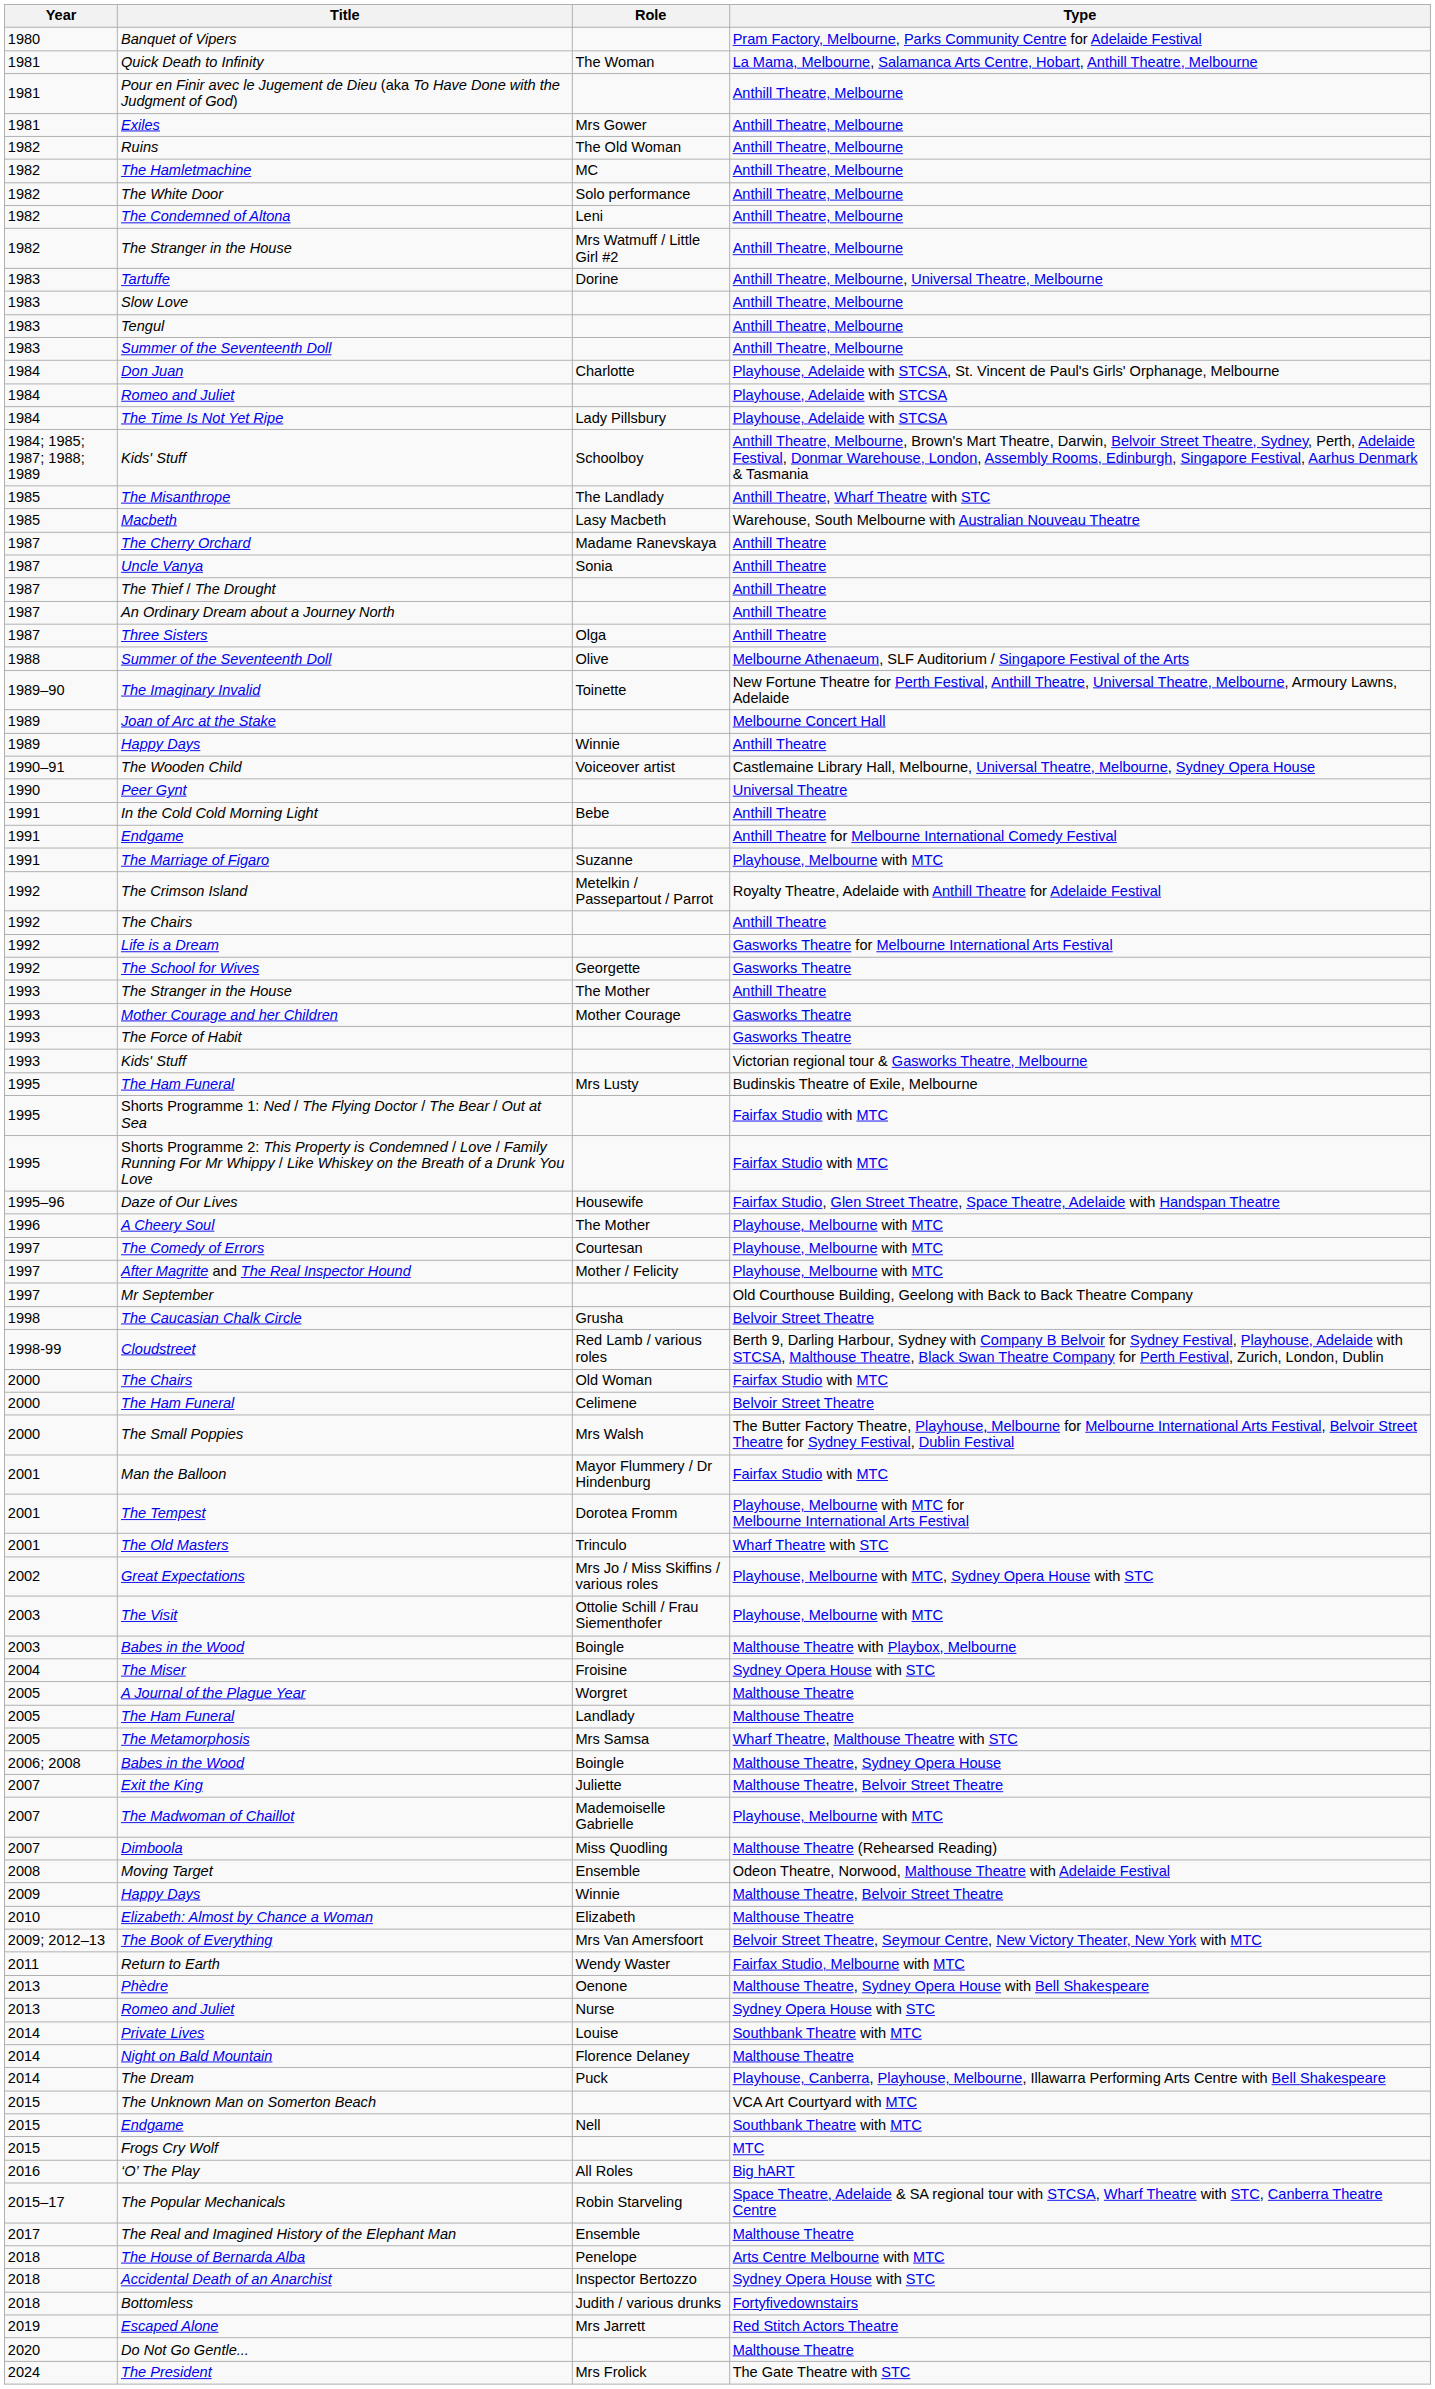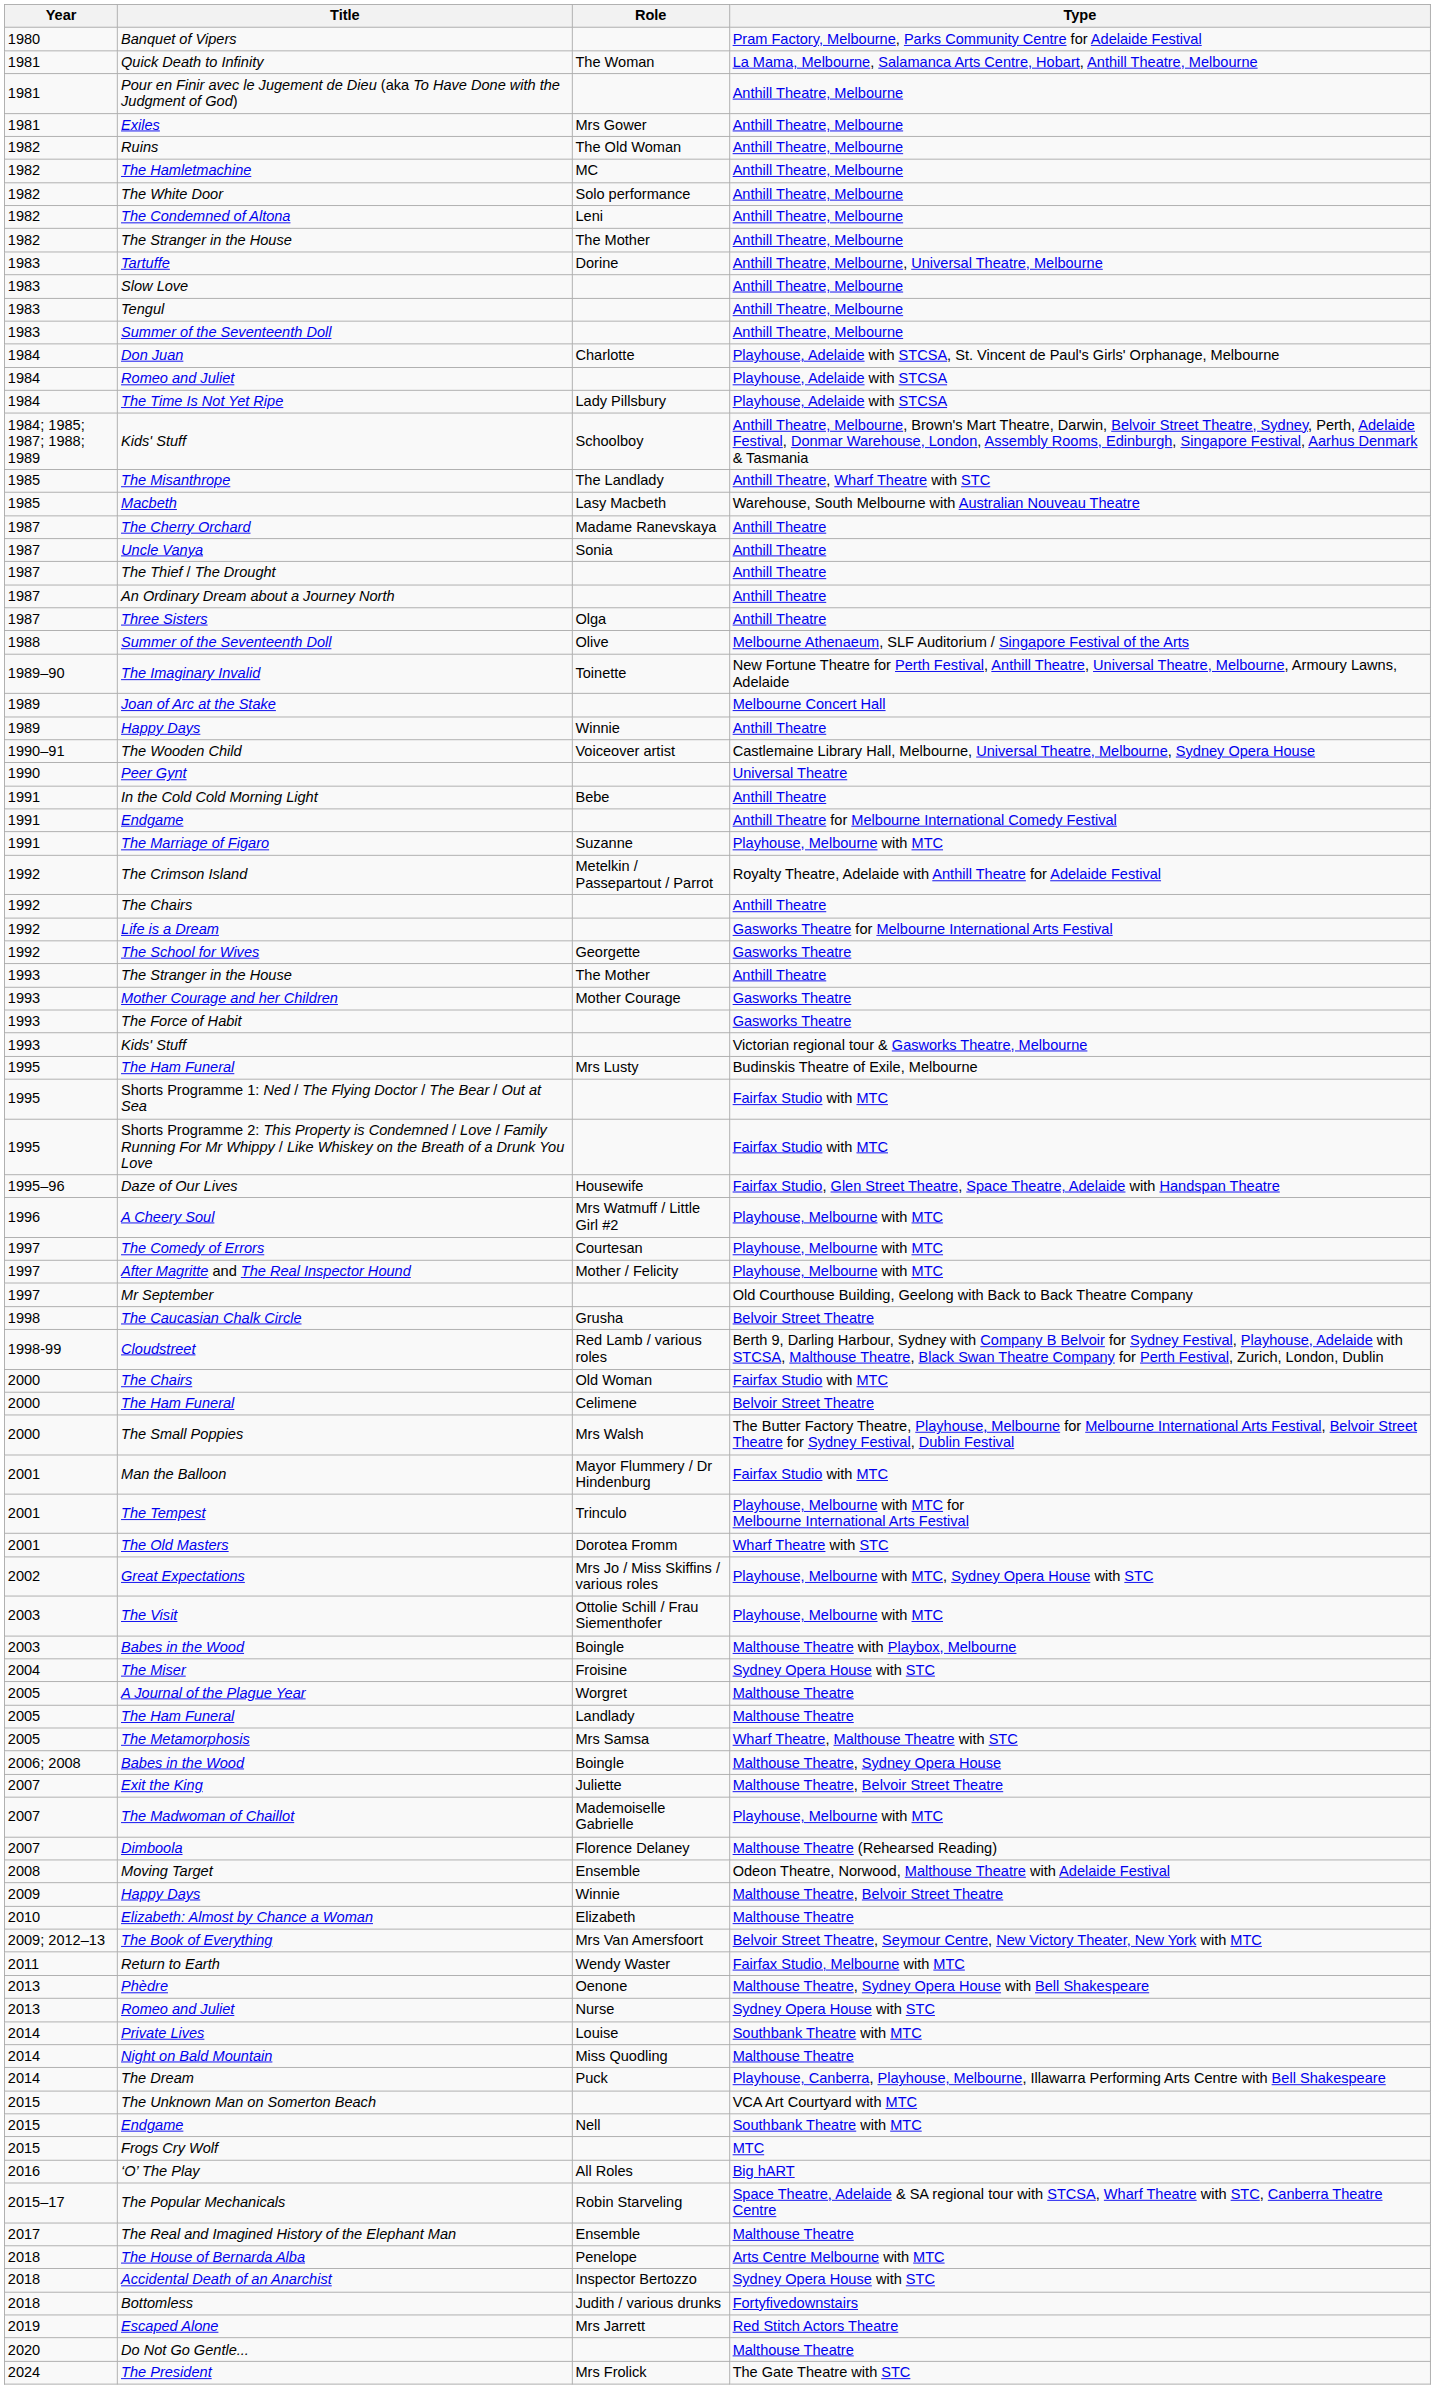(638, 248) Mrs Watmuff / Little Girl #2 -> (613, 240) The Mother
(613, 1225) The Mother -> (638, 1217) Mrs Watmuff / Little Girl #2
(626, 1513) Dorotea Fromm -> (601, 1513) Trinculo
(601, 1545) Trinculo -> (626, 1545) Dorotea Fromm
(622, 1848) Miss Quodling -> (632, 1848) Florence Delaney
(632, 2056) Florence Delaney -> (622, 2056) Miss Quodling
